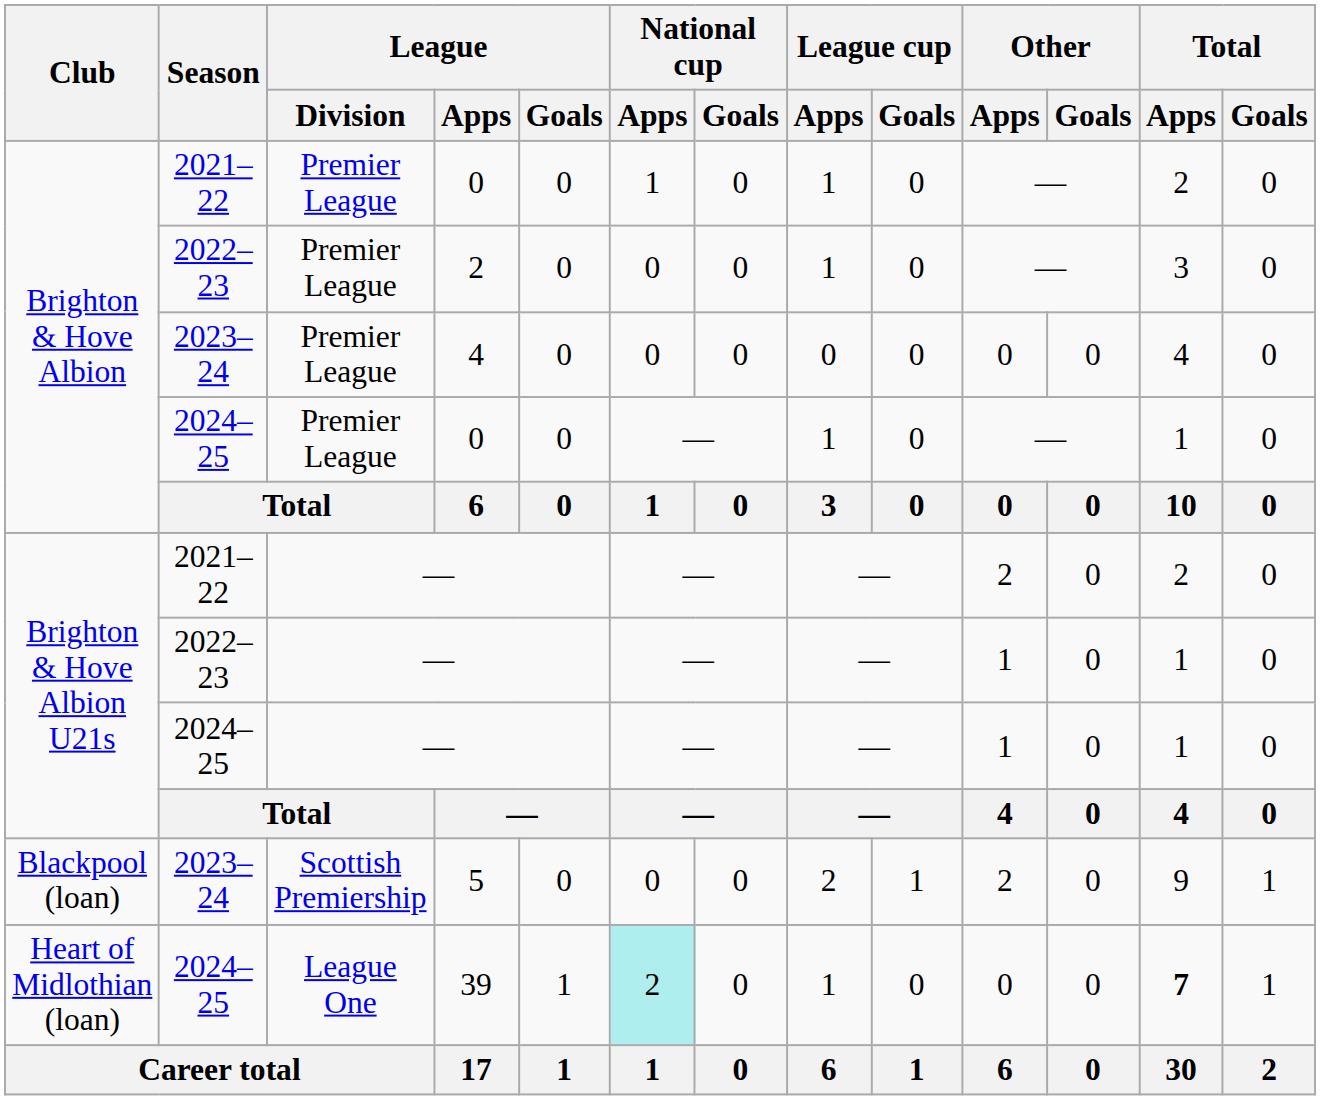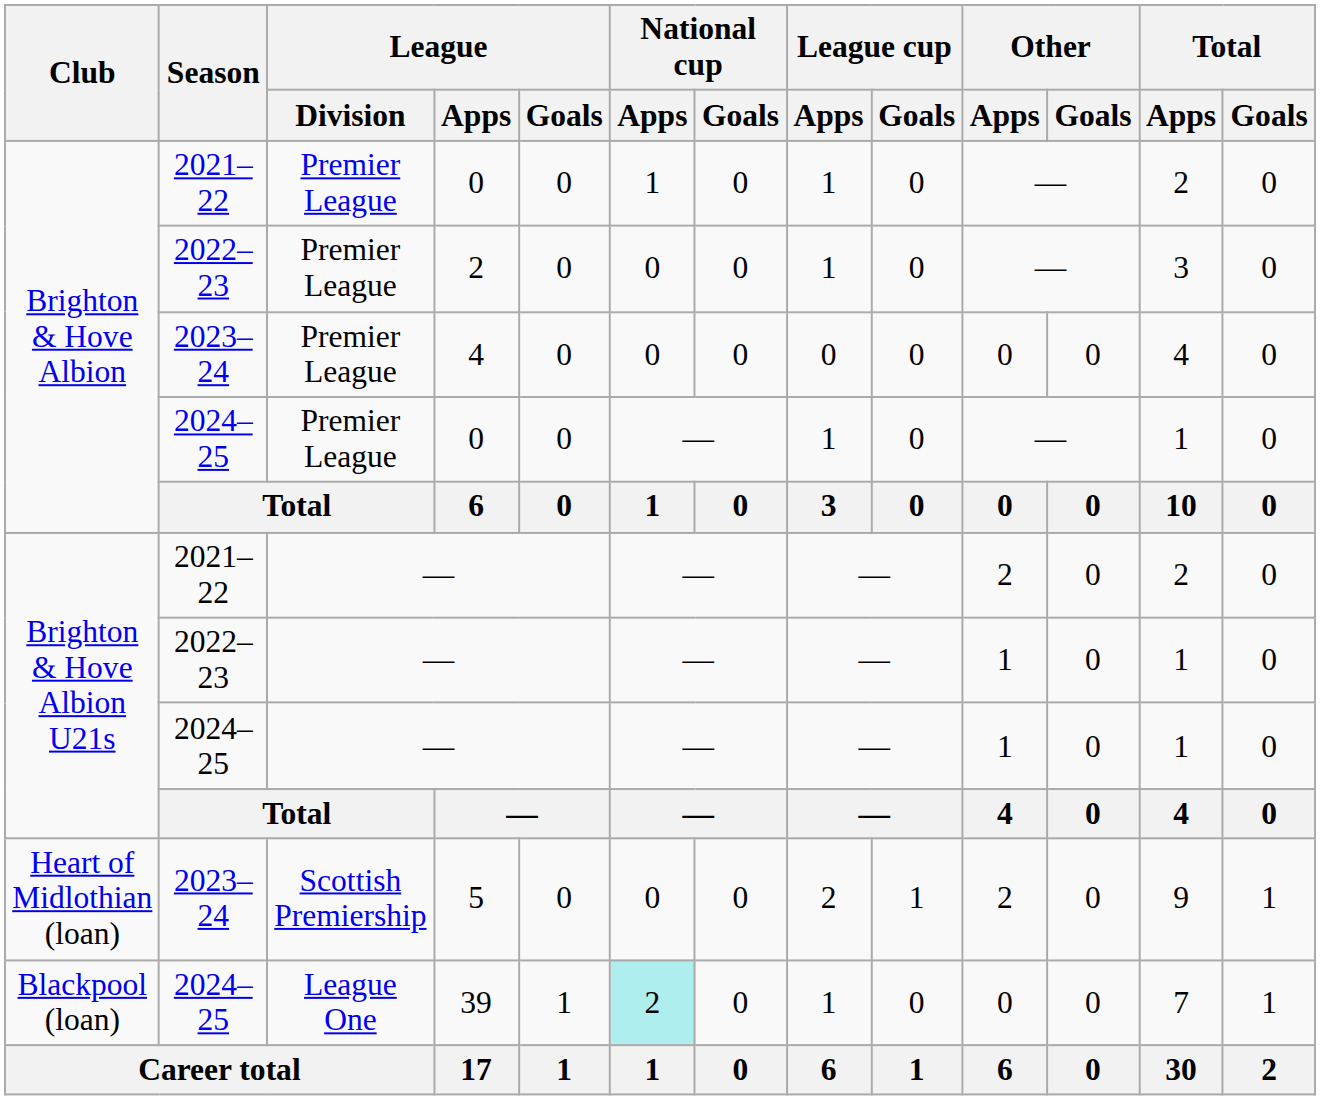(82, 880) Blackpool (loan) -> (82, 898) Heart of Midlothian (loan)
(82, 983) Heart of Midlothian (loan) -> (82, 1001) Blackpool (loan)
(1181, 983) bold -> (1181, 1001) normal
